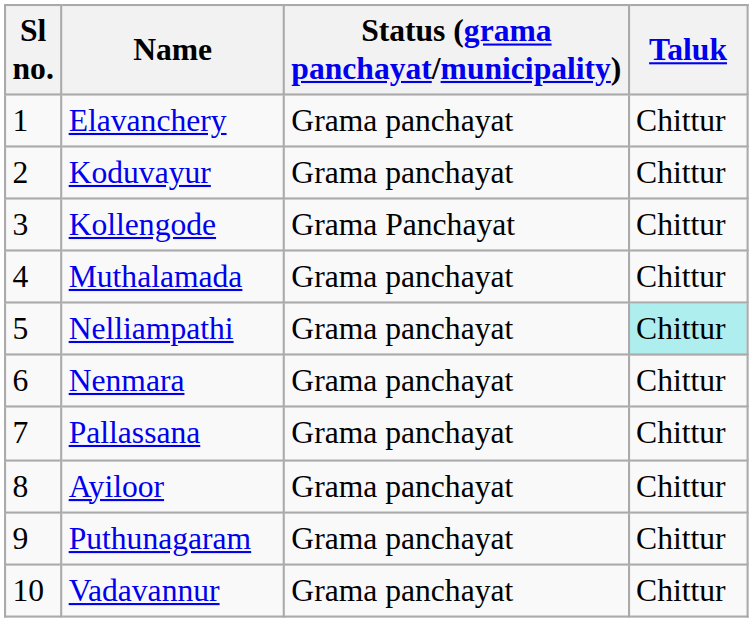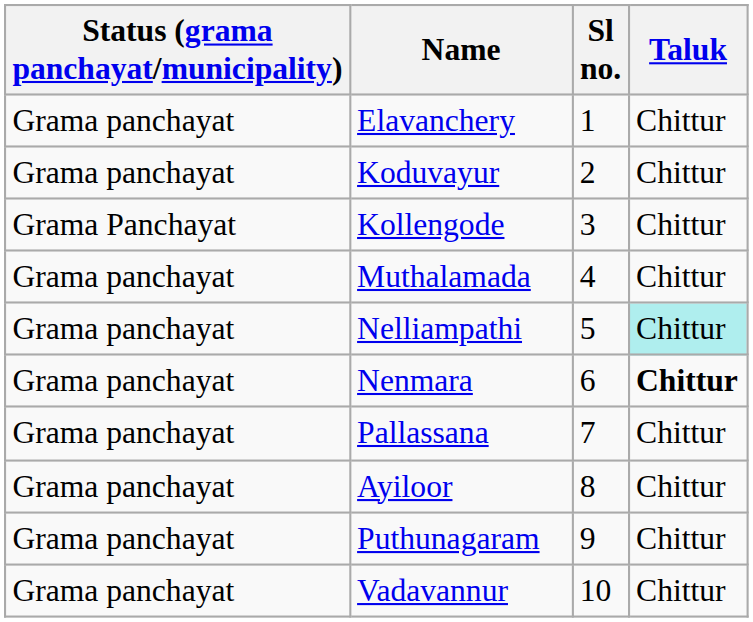columns swapped: (33, 49) <-> (456, 49)
(681, 380) normal -> (687, 380) bold
